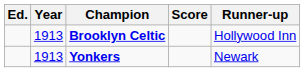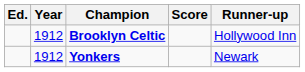(48, 35) 1913 -> (48, 35) 1912
(48, 56) 1913 -> (48, 56) 1912
